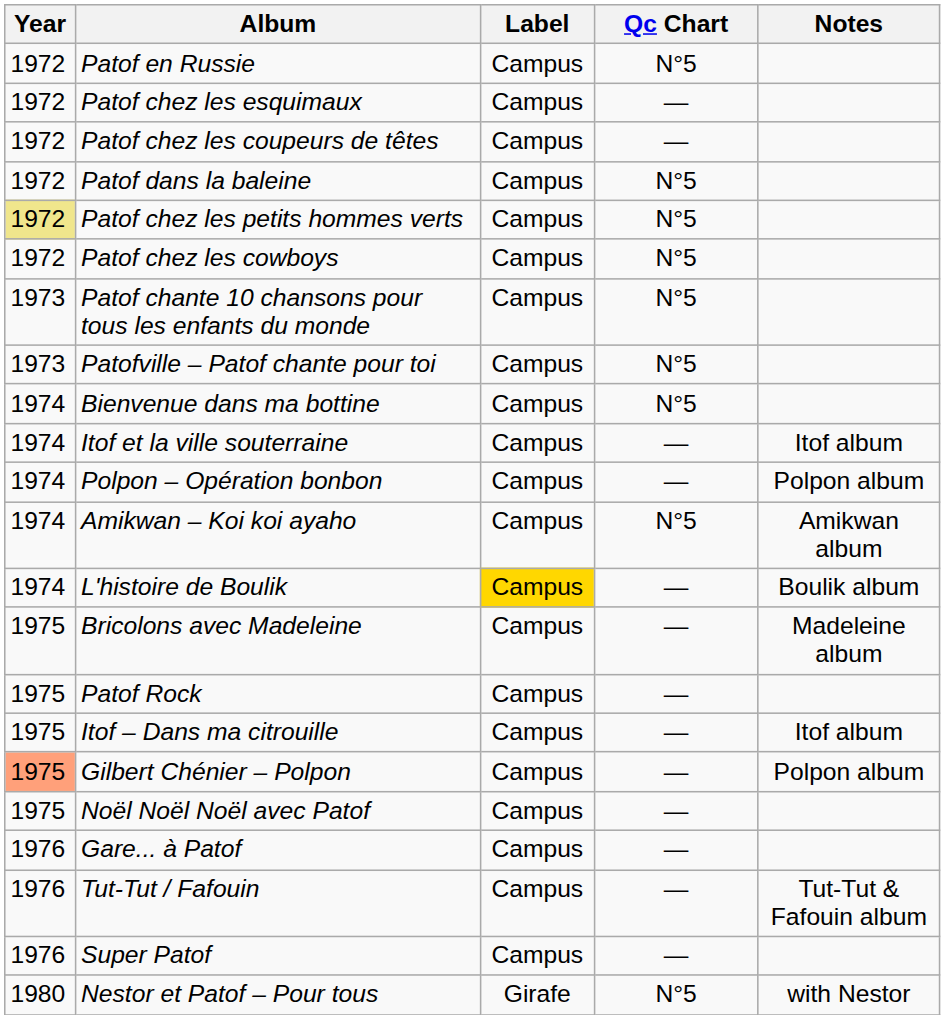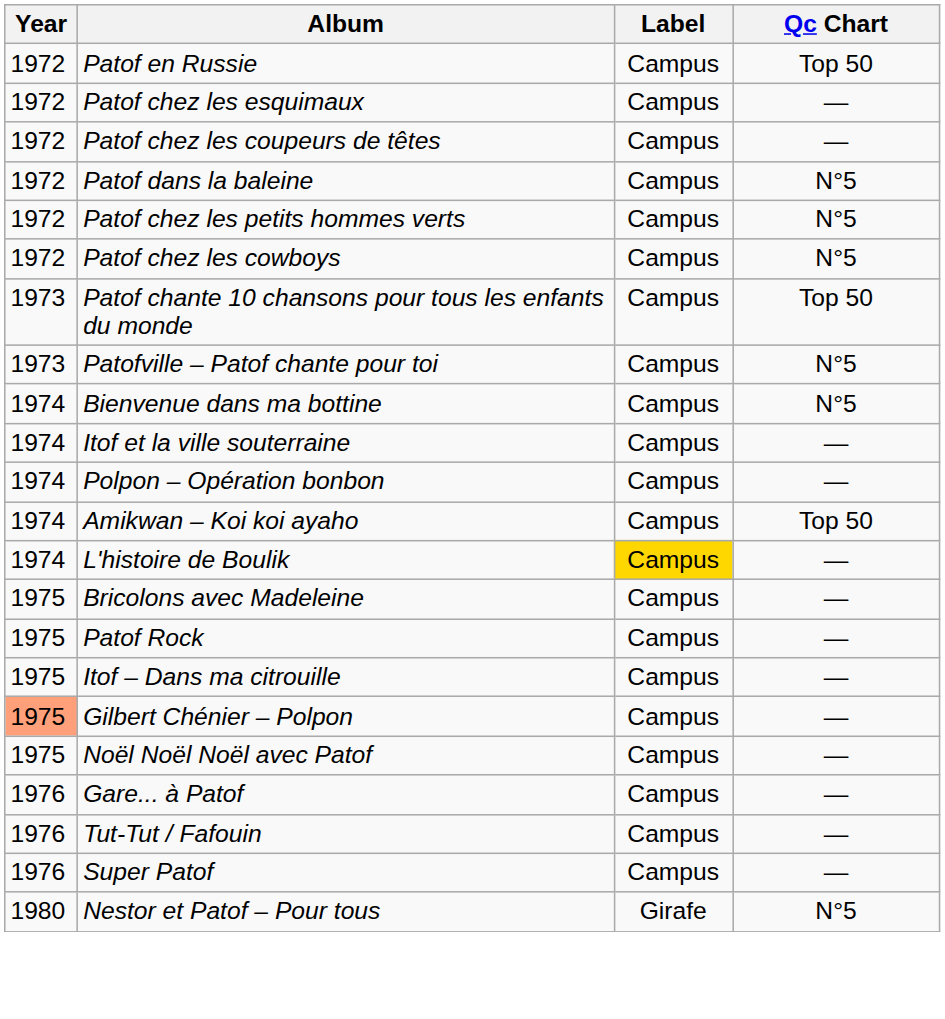- column: (849, 24)
(676, 63) N°5 -> (836, 63) Top 50
(38, 219) khaki background -> (38, 219) no background
(676, 297) N°5 -> (836, 297) Top 50
(676, 520) N°5 -> (836, 520) Top 50
